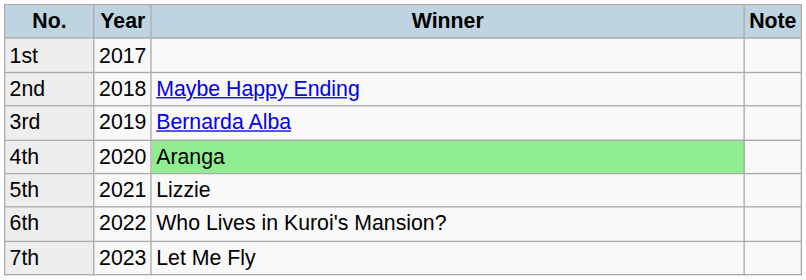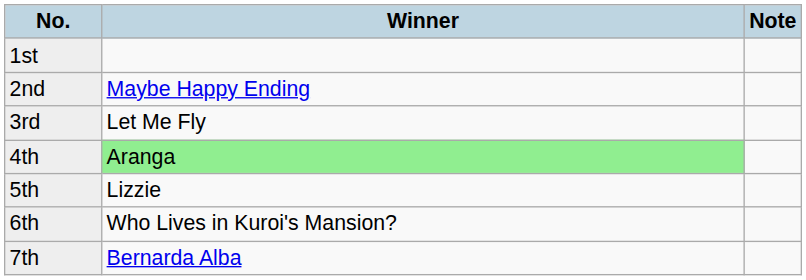- column: (123, 21)
(224, 122) Bernarda Alba -> (156, 122) Let Me Fly
(206, 257) Let Me Fly -> (174, 257) Bernarda Alba
